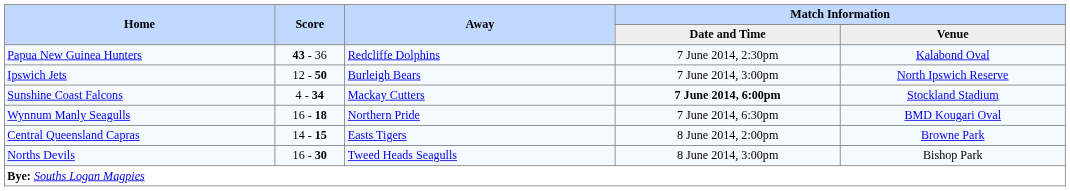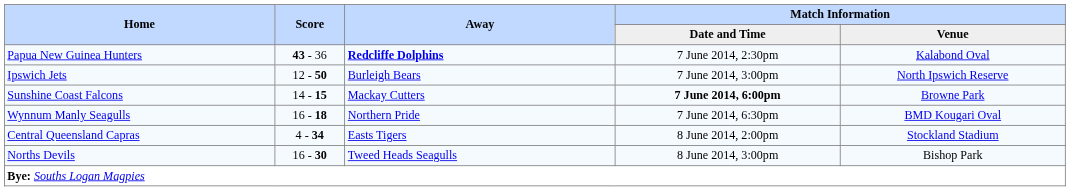(394, 54) normal -> (396, 54) bold
(310, 95) 4 - 34 -> (310, 95) 14 - 15
(953, 95) Stockland Stadium -> (953, 95) Browne Park
(310, 135) 14 - 15 -> (310, 135) 4 - 34
(953, 135) Browne Park -> (953, 135) Stockland Stadium
